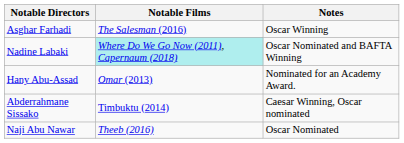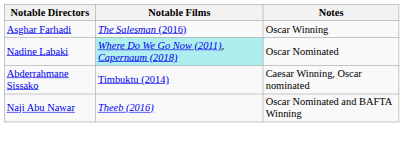(329, 51) Oscar Nominated and BAFTA Winning -> (302, 51) Oscar Nominated
- row: (42, 79)
(302, 130) Oscar Nominated -> (329, 107) Oscar Nominated and BAFTA Winning
